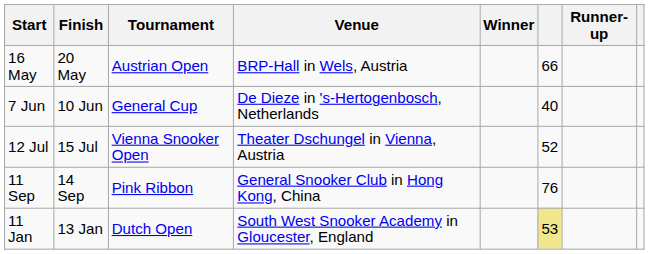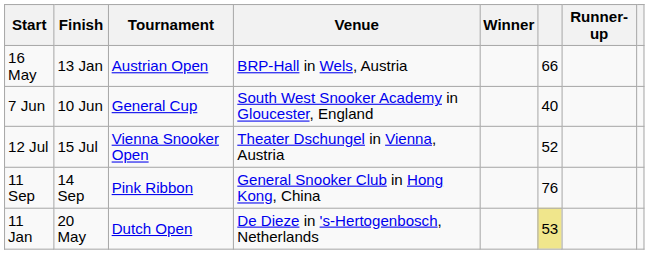(72, 66) 20 May -> (80, 66) 13 Jan
(340, 107) De Dieze in 's-Hertogenbosch, Netherlands -> (348, 107) South West Snooker Academy in Gloucester, England
(80, 229) 13 Jan -> (72, 229) 20 May
(348, 229) South West Snooker Academy in Gloucester, England -> (340, 229) De Dieze in 's-Hertogenbosch, Netherlands
